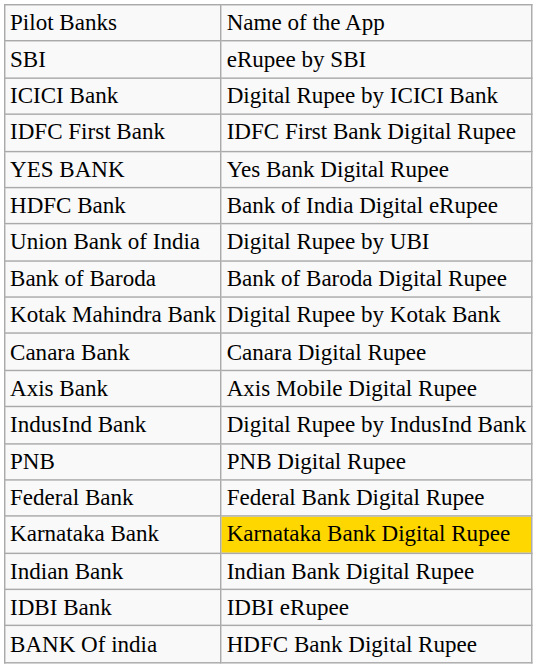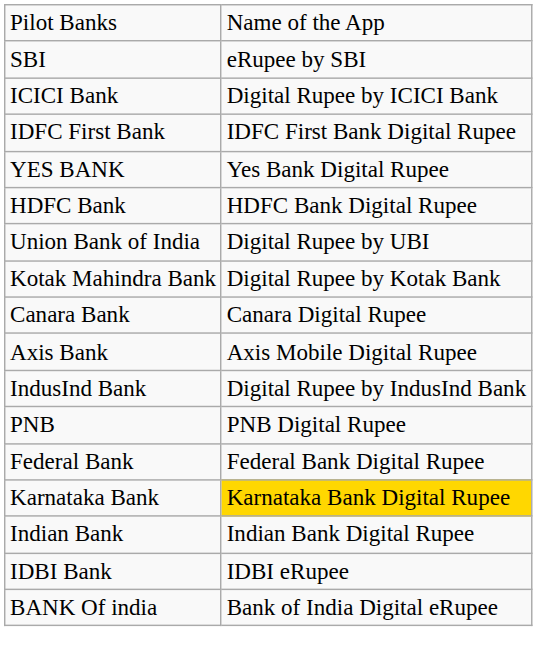(362, 205) Bank of India Digital eRupee -> (352, 205) HDFC Bank Digital Rupee
- row: (83, 278)
(352, 643) HDFC Bank Digital Rupee -> (362, 607) Bank of India Digital eRupee
